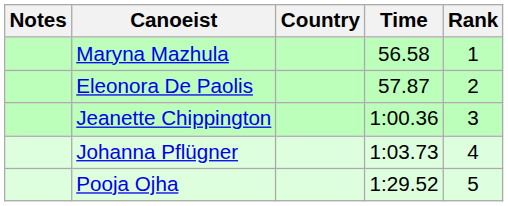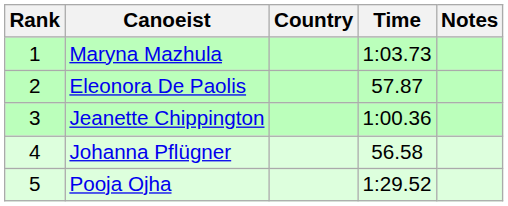columns swapped: (473, 20) <-> (38, 20)
(404, 53) 56.58 -> (397, 53) 1:03.73
(404, 151) 1:03.73 -> (397, 151) 56.58
